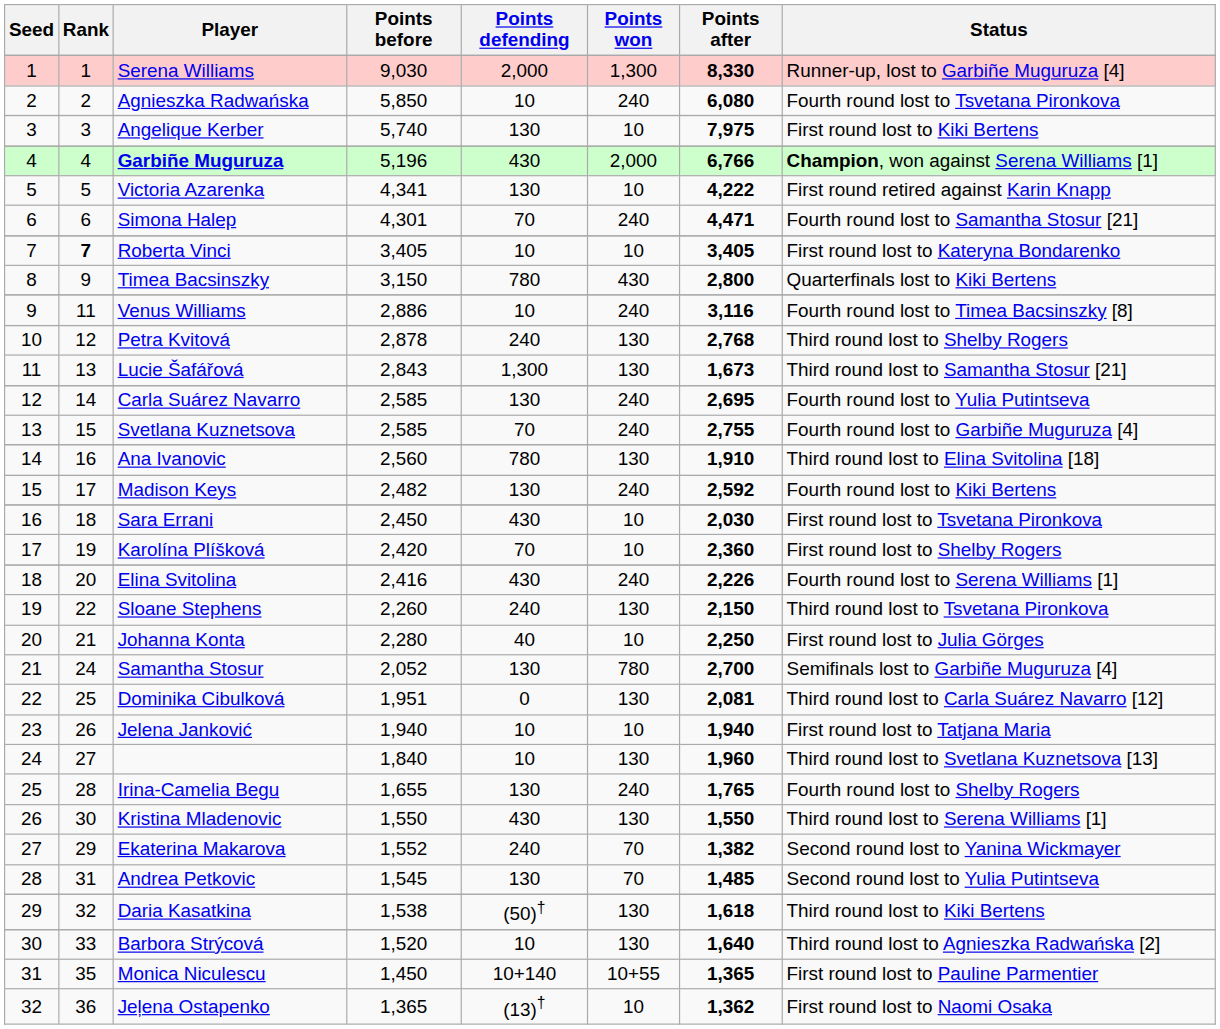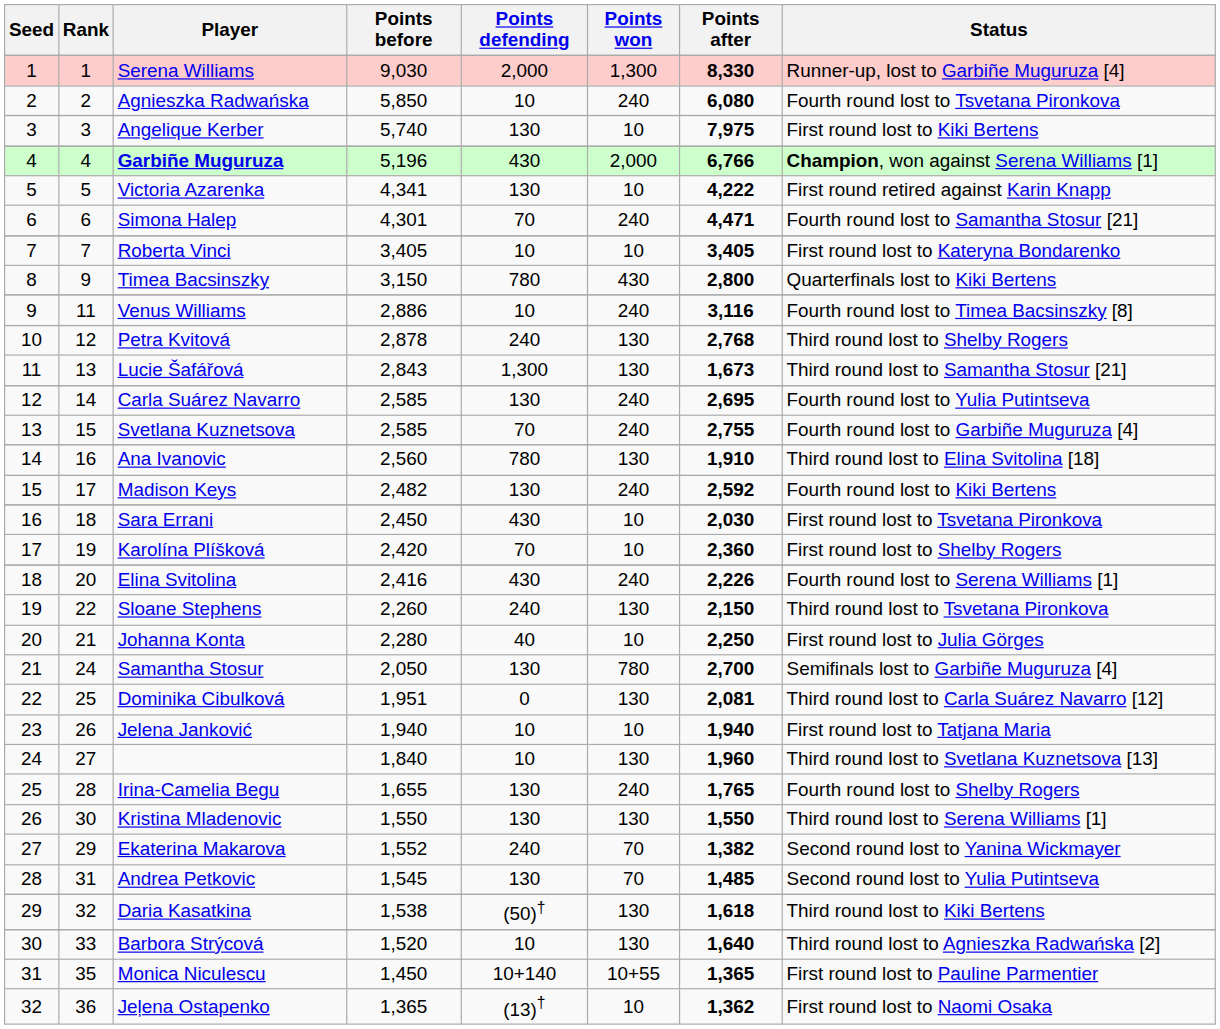(86, 250) bold -> (86, 250) normal
(404, 669) 2,052 -> (404, 669) 2,050
(524, 819) 430 -> (524, 819) 130
